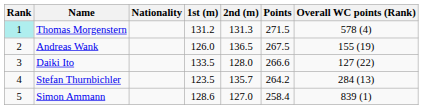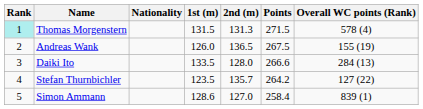(203, 29) 131.2 -> (203, 29) 131.5
(356, 63) 127 (22) -> (356, 63) 284 (13)
(356, 79) 284 (13) -> (356, 79) 127 (22)
